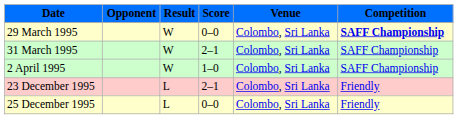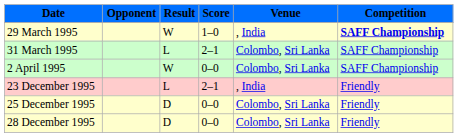(210, 31) 0–0 -> (210, 31) 1–0
(283, 31) Colombo, Sri Lanka -> (251, 31) , India
(168, 50) W -> (166, 50) L
(210, 68) 1–0 -> (210, 68) 0–0
(283, 86) Colombo, Sri Lanka -> (251, 86) , India
(166, 104) L -> (167, 104) D
+ row: (51, 123)
